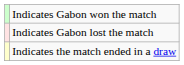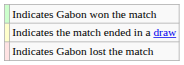rows swapped: (94, 51) <-> (83, 32)
